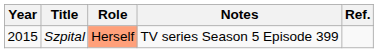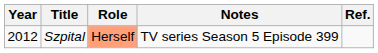(23, 36) 2015 -> (23, 36) 2012
